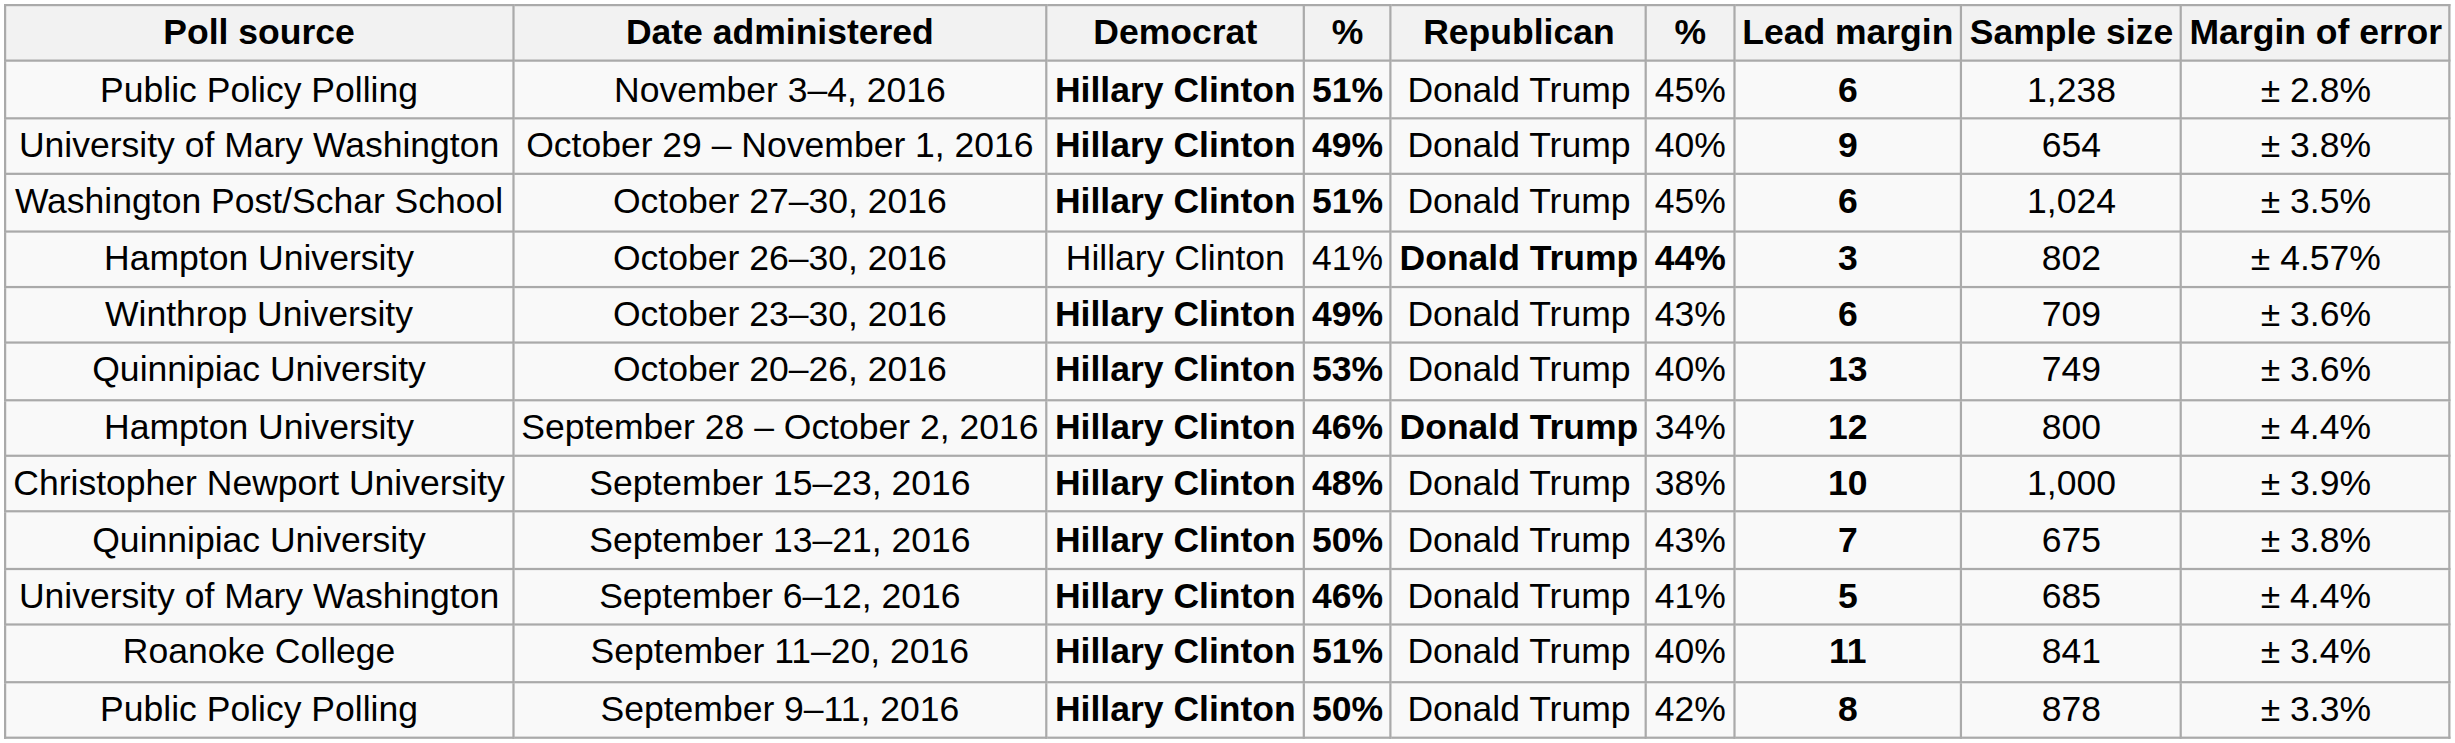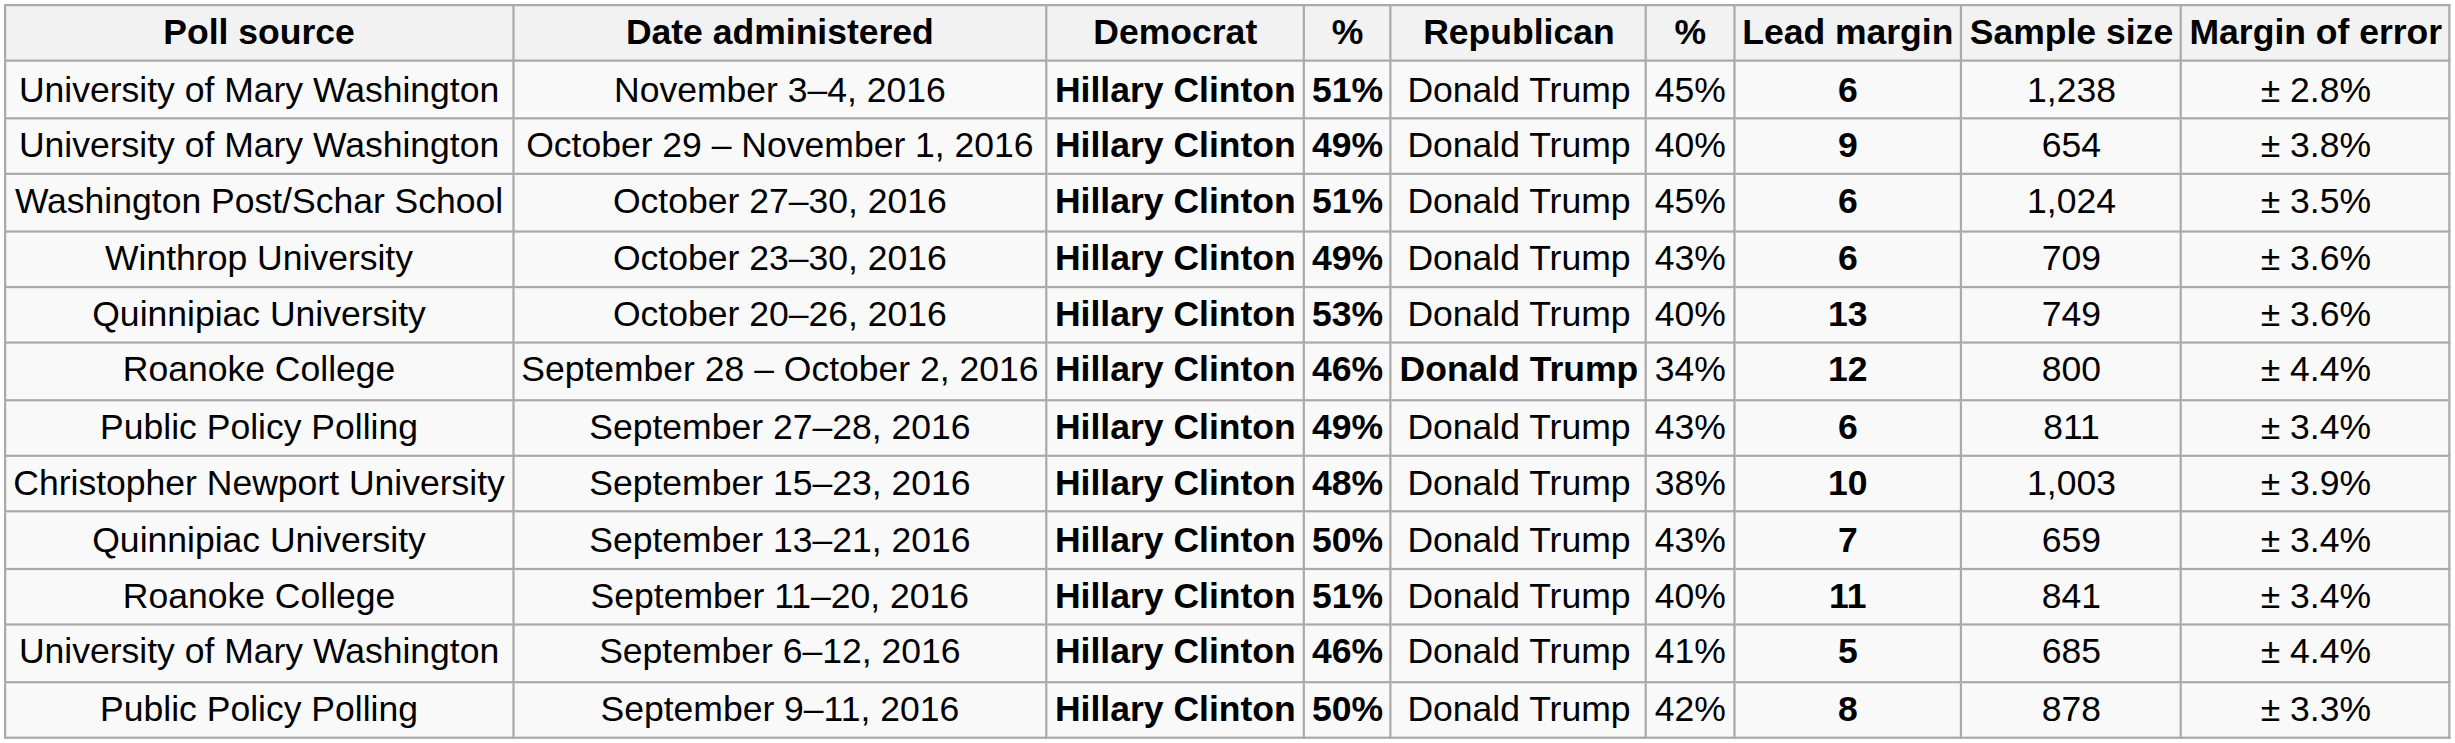(259, 88) Public Policy Polling -> (259, 88) University of Mary Washington
- row: (780, 257)
(259, 426) Hampton University -> (259, 370) Roanoke College
+ row: (780, 426)
(2071, 483) 1,000 -> (2071, 483) 1,003
(2071, 539) 675 -> (2071, 539) 659
(2316, 539) ± 3.8% -> (2316, 539) ± 3.4%
rows swapped: (780, 652) <-> (780, 595)
